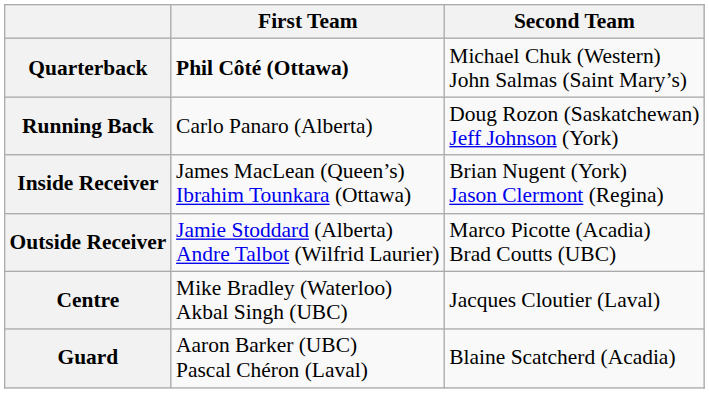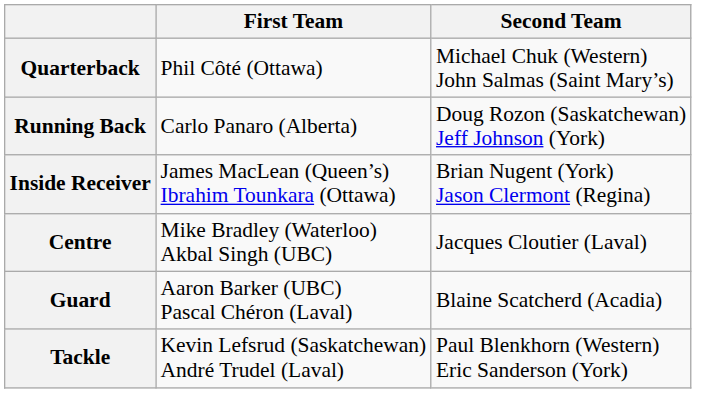(262, 67) bold -> (242, 67) normal
- row: (88, 241)
+ row: (80, 358)
